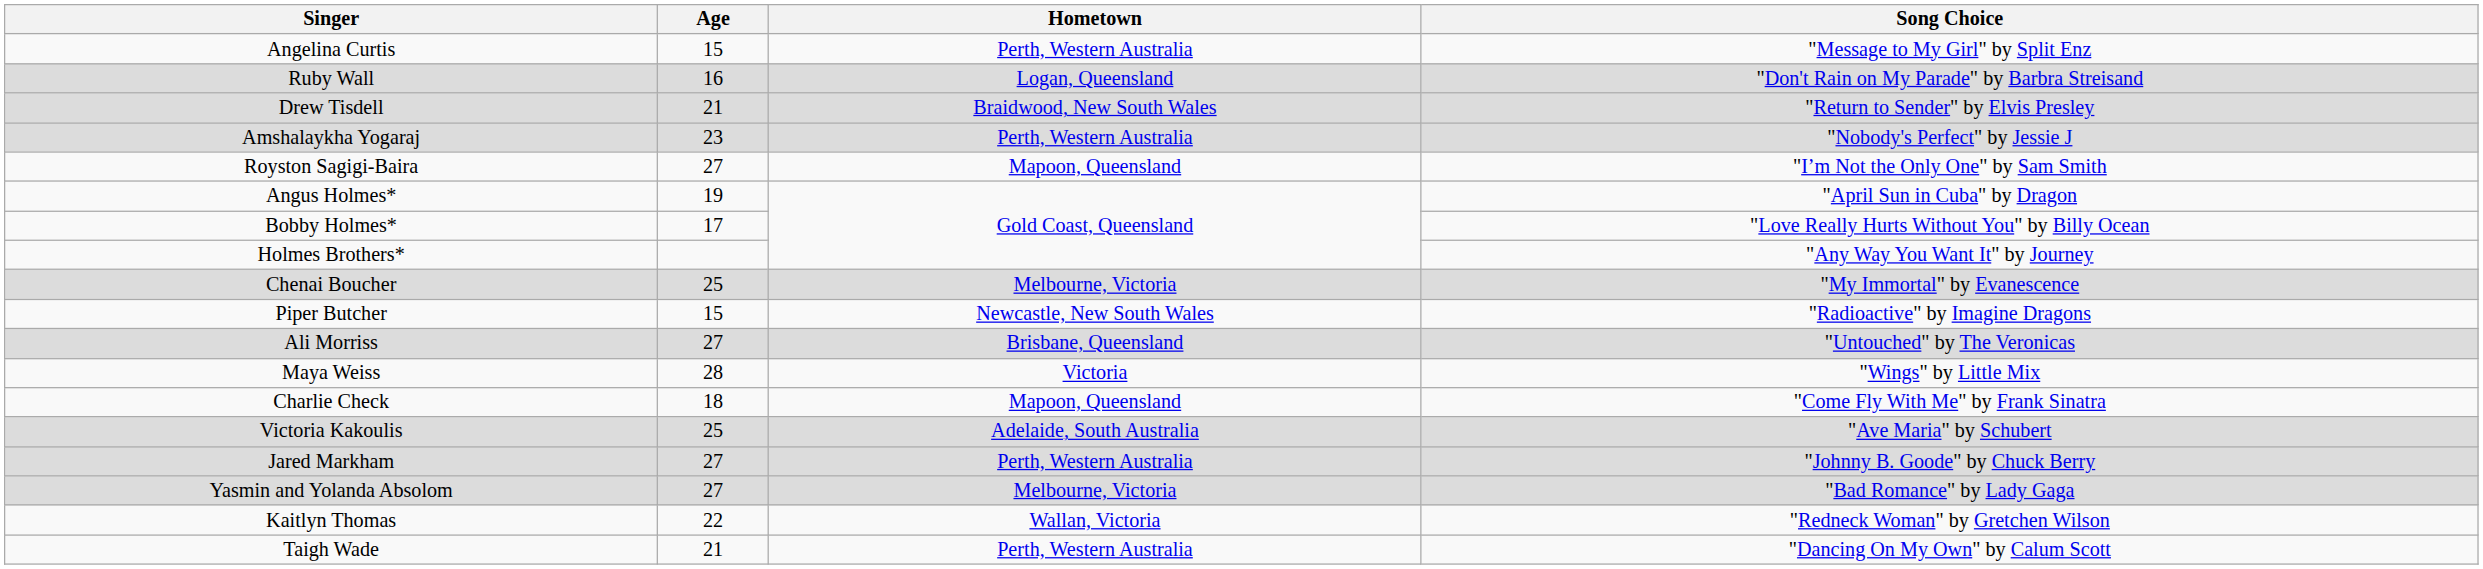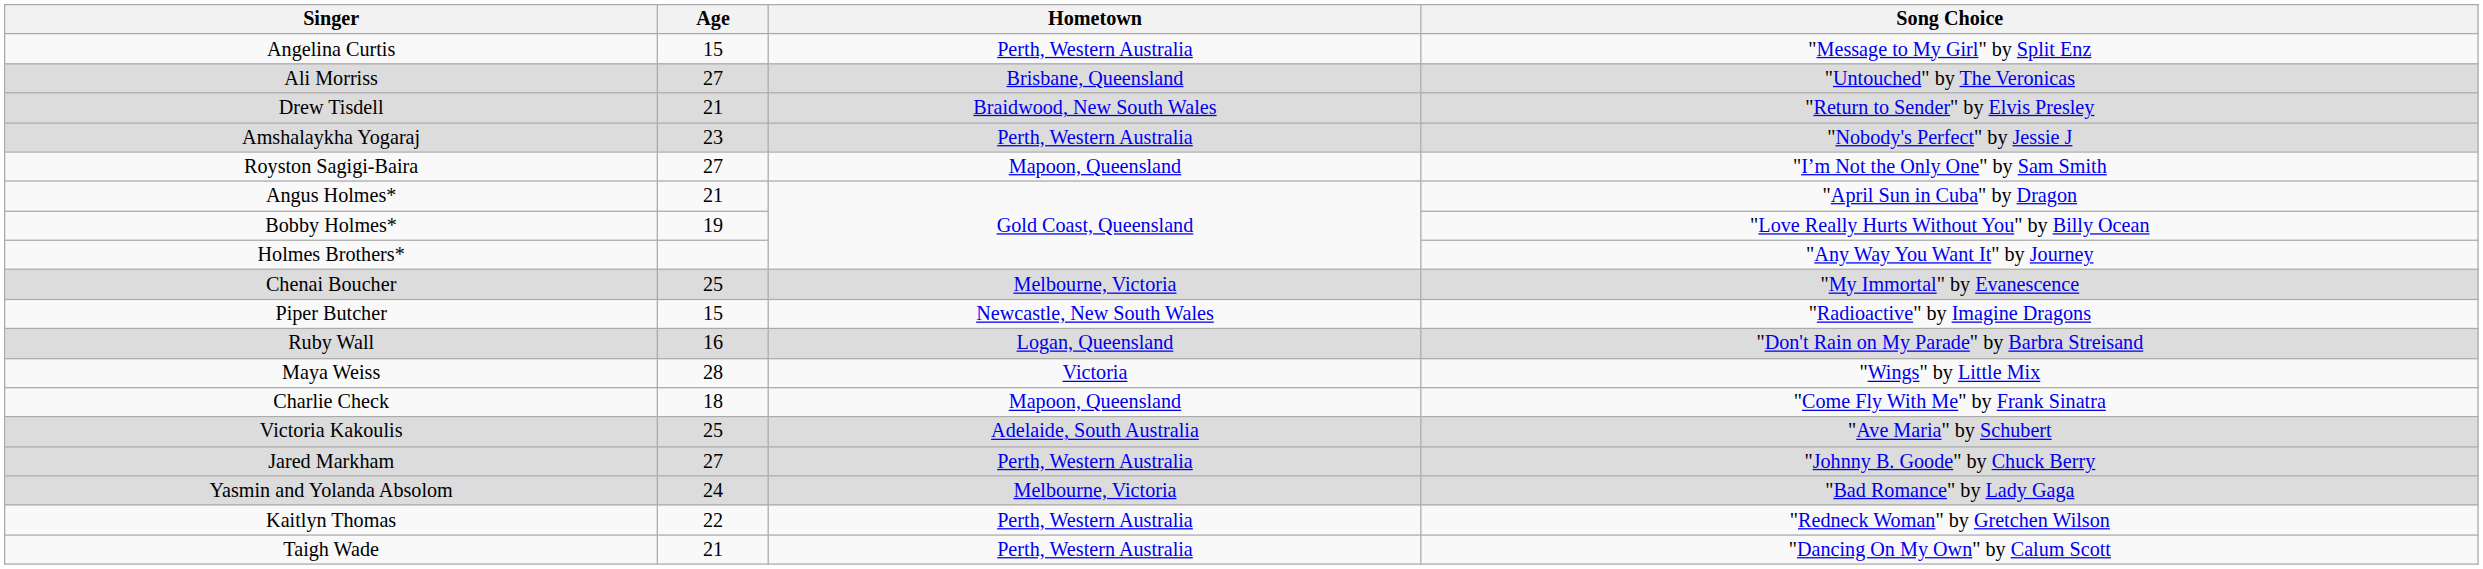rows swapped: (331, 78) <-> (331, 343)
(713, 195) 19 -> (713, 195) 21
(713, 225) 17 -> (713, 225) 19
(713, 490) 27 -> (713, 490) 24
(1095, 519) Wallan, Victoria -> (1095, 519) Perth, Western Australia
